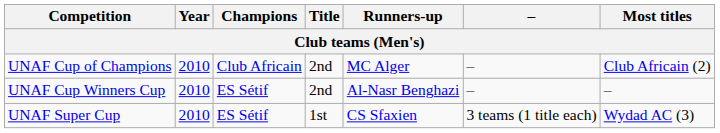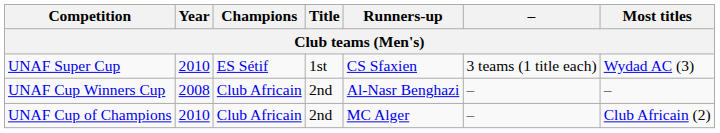rows swapped: (90, 66) <-> (64, 115)
(194, 90) 2010 -> (194, 90) 2008
(242, 90) ES Sétif -> (259, 90) Club Africain
